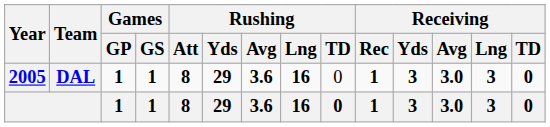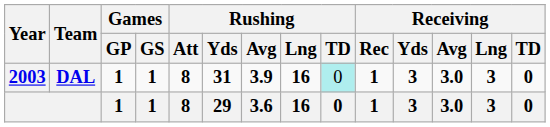(27, 77) 2005 -> (27, 77) 2003
(222, 77) 29 -> (222, 77) 31
(261, 77) 3.6 -> (261, 77) 3.9
(338, 77) no background -> (338, 77) paleturquoise background
